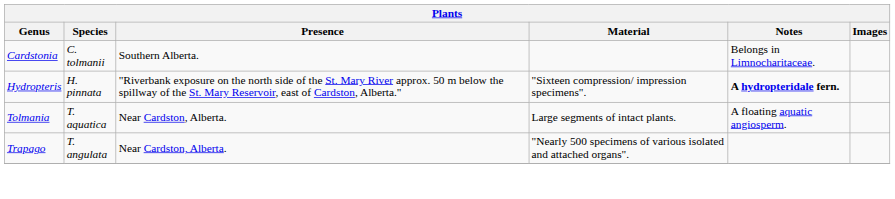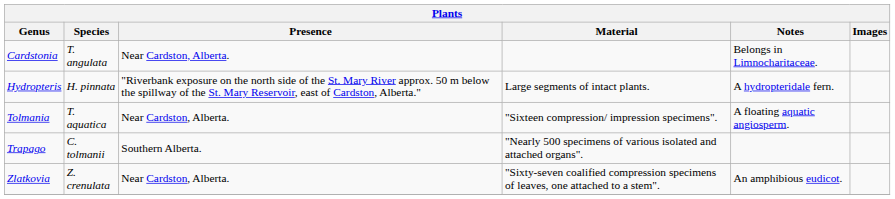(86, 55) C. tolmanii -> (87, 55) T. angulata
(159, 55) Southern Alberta. -> (175, 55) Near Cardston, Alberta.
(609, 86) "Sixteen compression/ impression specimens". -> (577, 86) Large segments of intact plants.
(785, 86) bold -> (784, 86) normal
(604, 117) Large segments of intact plants. -> (611, 117) "Sixteen compression/ impression specimens".
(87, 148) T. angulata -> (86, 148) C. tolmanii
(173, 148) Near Cardston, Alberta. -> (161, 148) Southern Alberta.
+ row: (28, 179)
